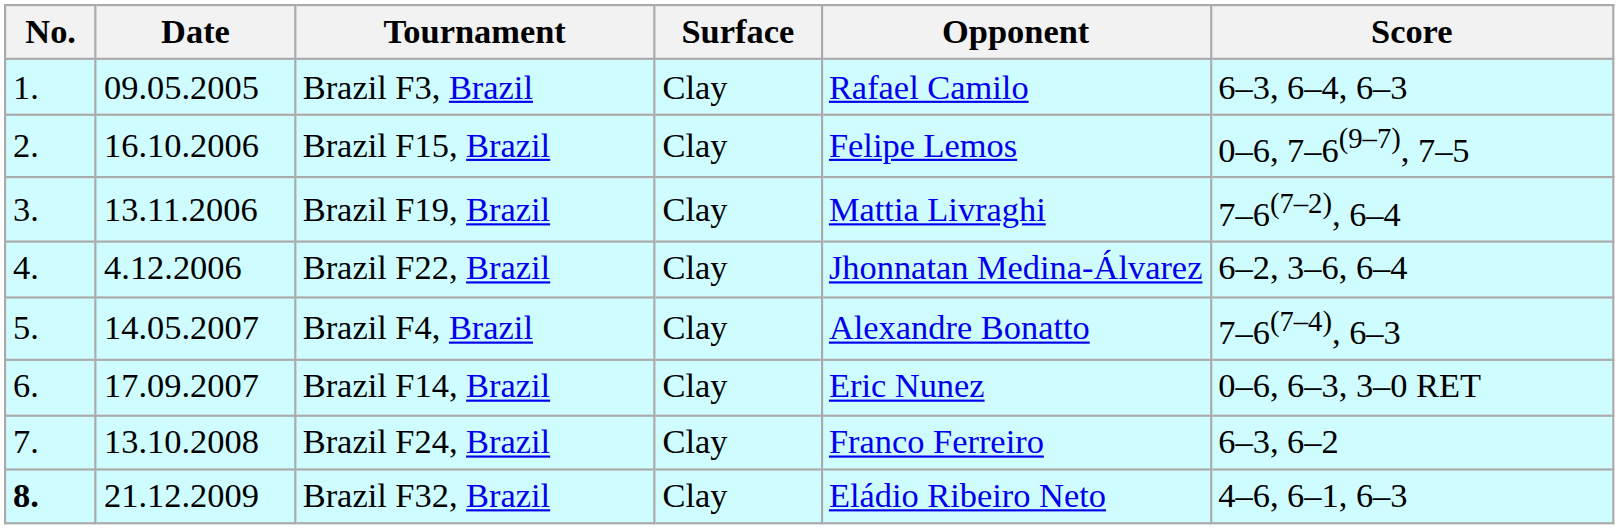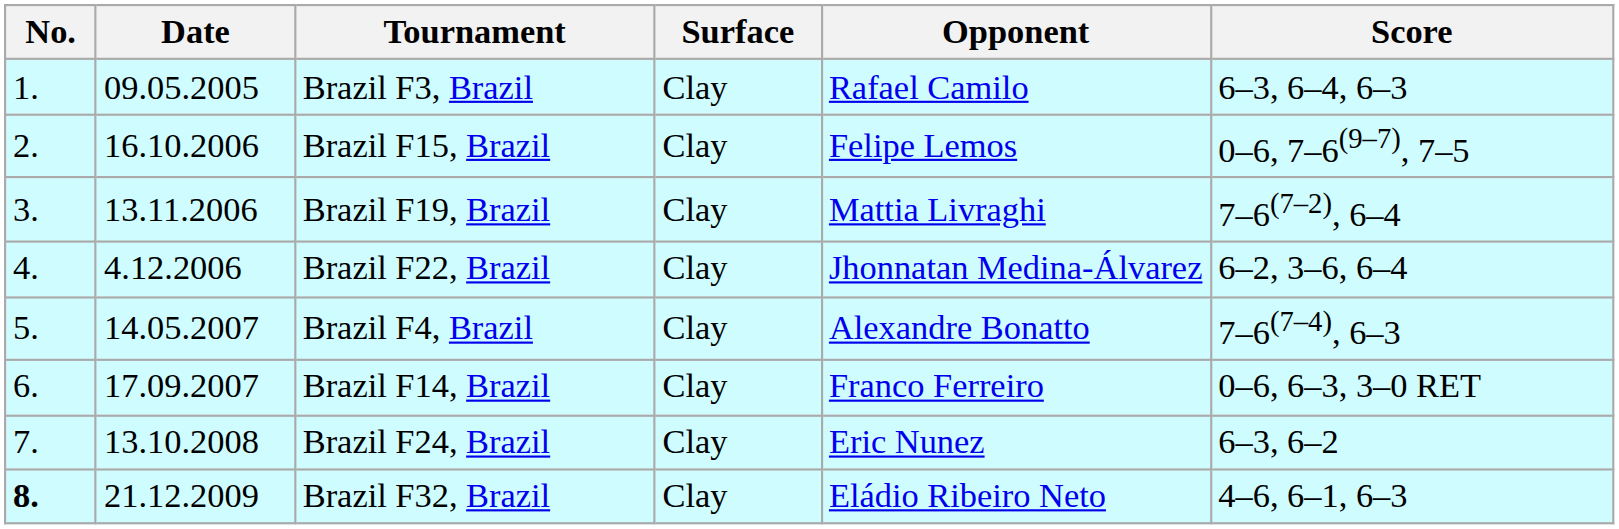(907, 387) Eric Nunez -> (936, 387) Franco Ferreiro
(936, 441) Franco Ferreiro -> (907, 441) Eric Nunez
